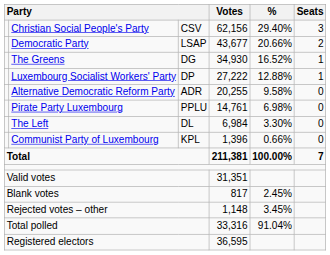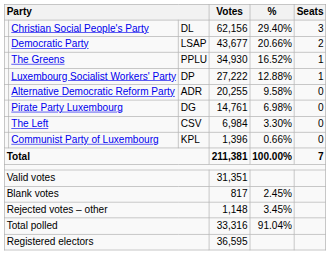(191, 28) CSV -> (187, 28) DL
(188, 60) DG -> (194, 60) PPLU
(194, 108) PPLU -> (188, 108) DG
(187, 124) DL -> (191, 124) CSV
